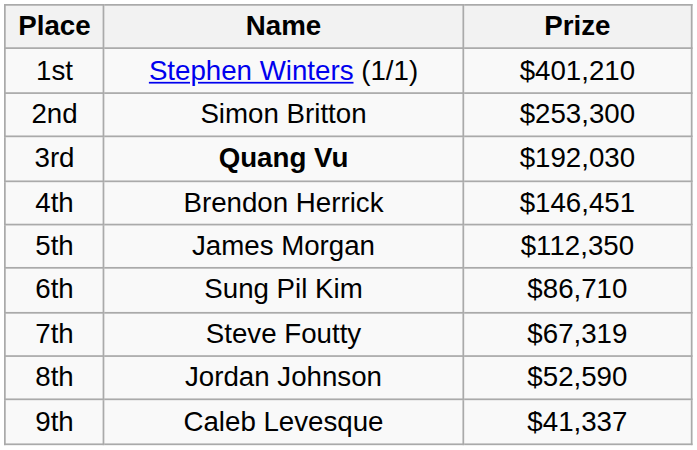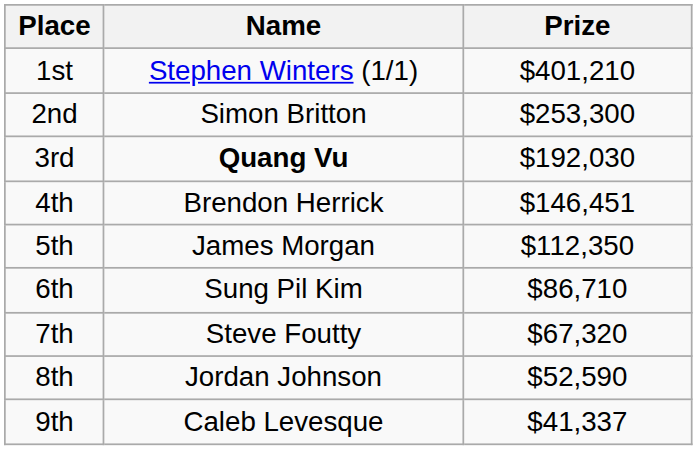(577, 333) $67,319 -> (577, 333) $67,320
